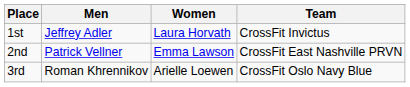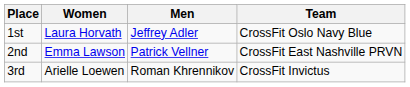columns swapped: (96, 14) <-> (194, 14)
(285, 33) CrossFit Invictus -> (306, 33) CrossFit Oslo Navy Blue
(306, 71) CrossFit Oslo Navy Blue -> (285, 71) CrossFit Invictus
